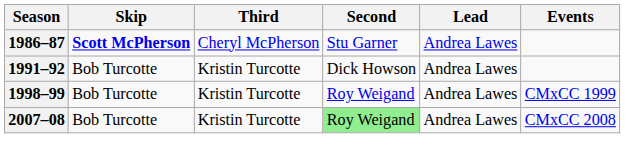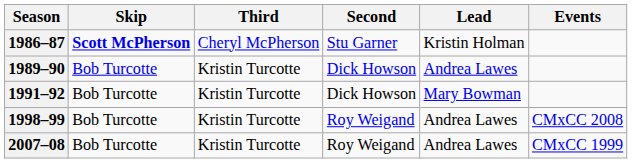(470, 42) Andrea Lawes -> (474, 42) Kristin Holman
+ row: (37, 68)
(470, 68) Andrea Lawes -> (472, 94) Mary Bowman
(570, 94) CMxCC 1999 -> (578, 119) CMxCC 2008
(371, 119) lightgreen background -> (371, 145) no background
(570, 119) CMxCC 2008 -> (578, 145) CMxCC 1999
